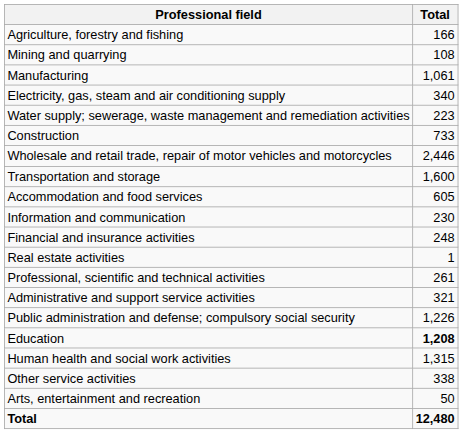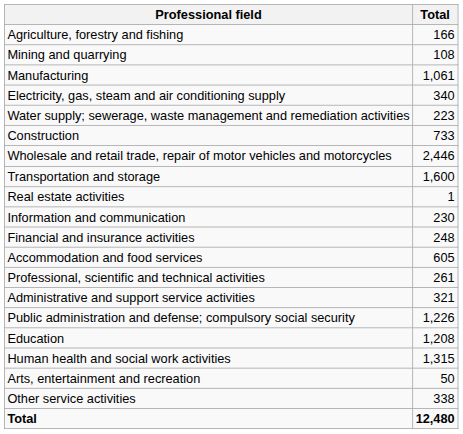rows swapped: (105, 197) <-> (66, 257)
(439, 338) bold -> (439, 338) normal
rows swapped: (104, 399) <-> (72, 379)
